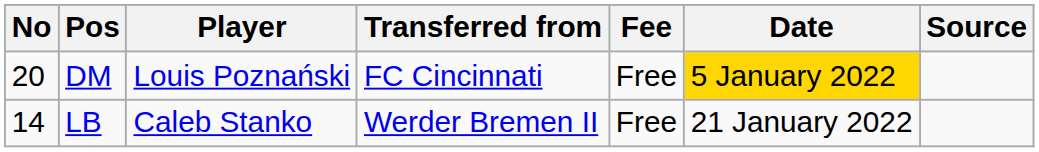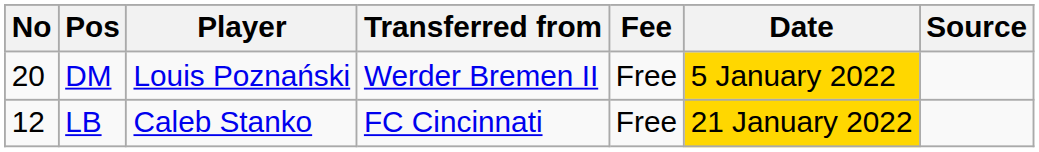(453, 75) FC Cincinnati -> (481, 75) Werder Bremen II
(28, 122) 14 -> (28, 122) 12
(481, 122) Werder Bremen II -> (453, 122) FC Cincinnati
(802, 122) no background -> (802, 122) gold background
